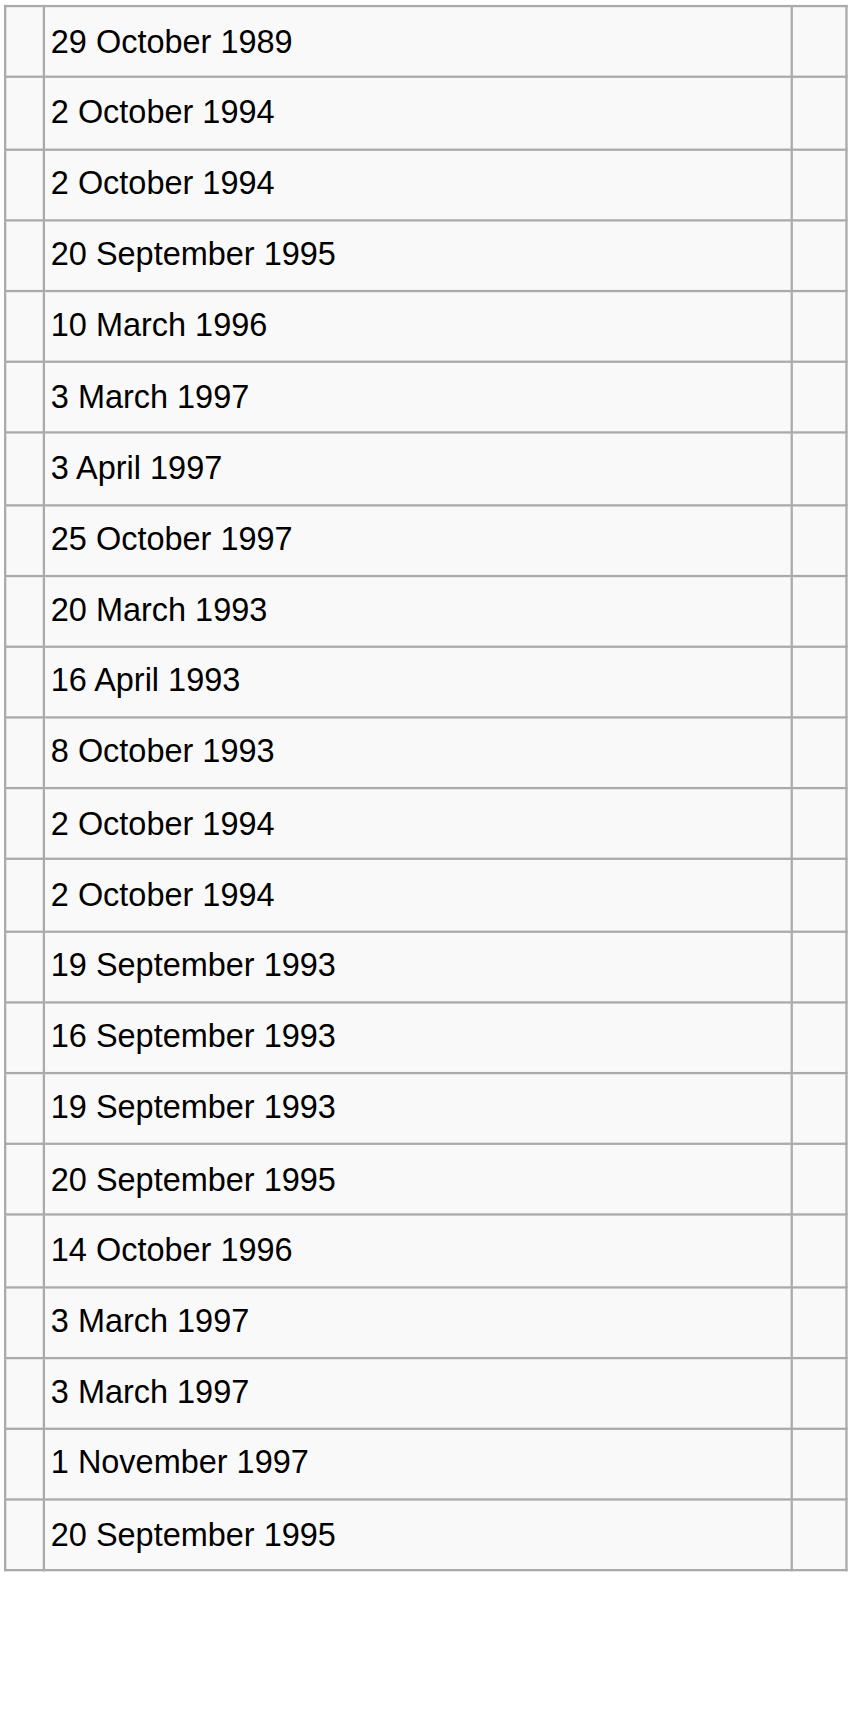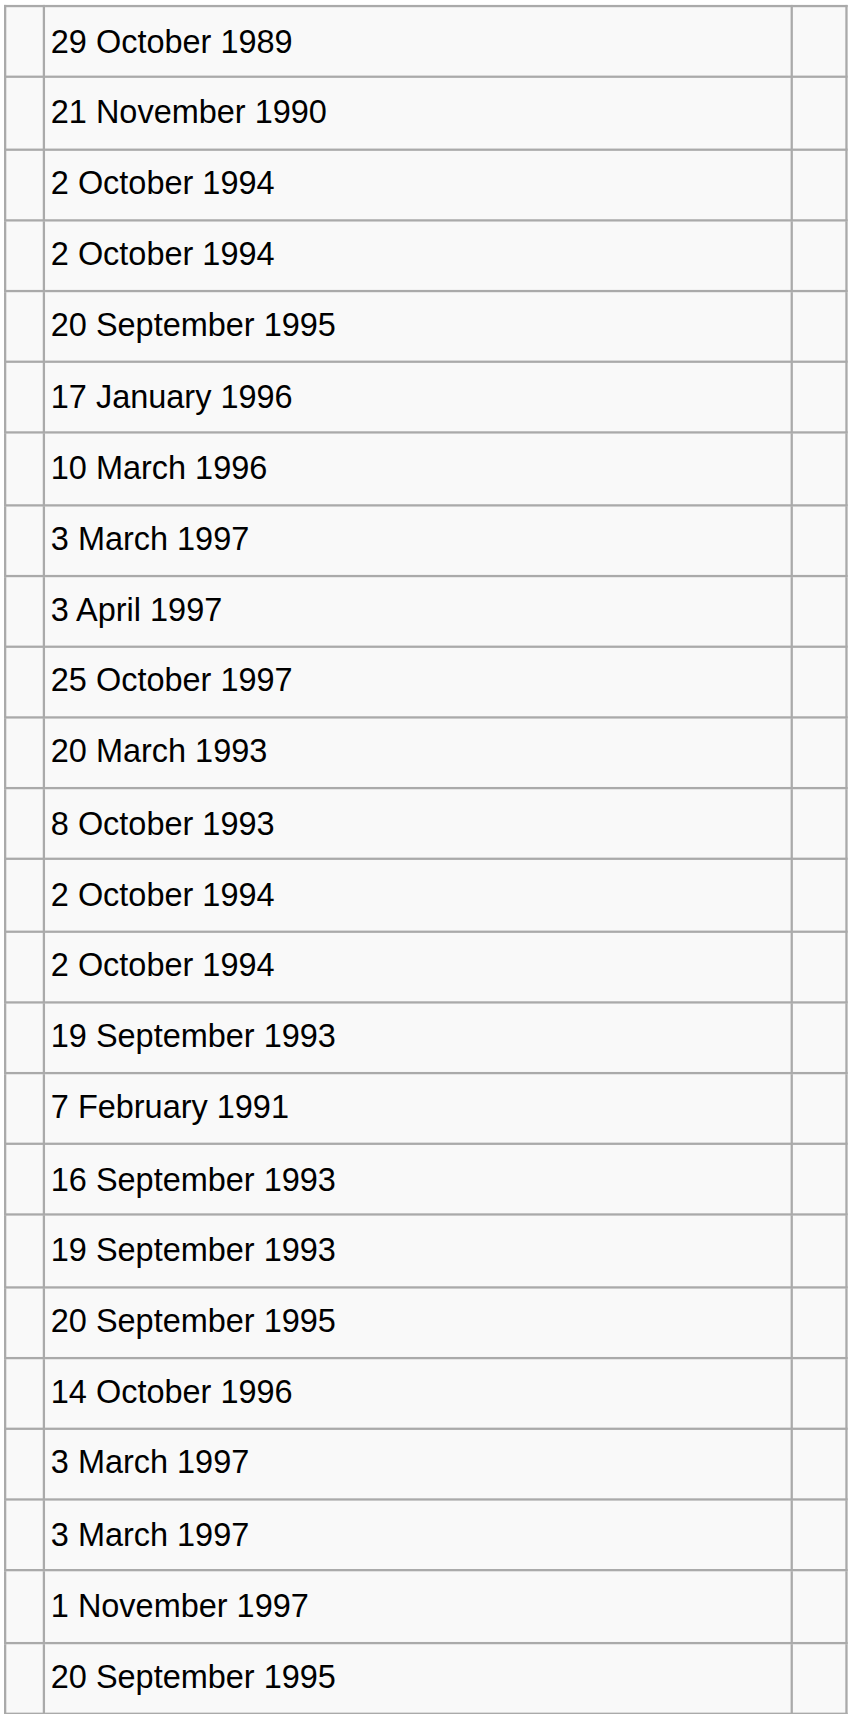+ row: (24, 113)
+ row: (24, 398)
- row: (24, 682)
+ row: (24, 1109)
